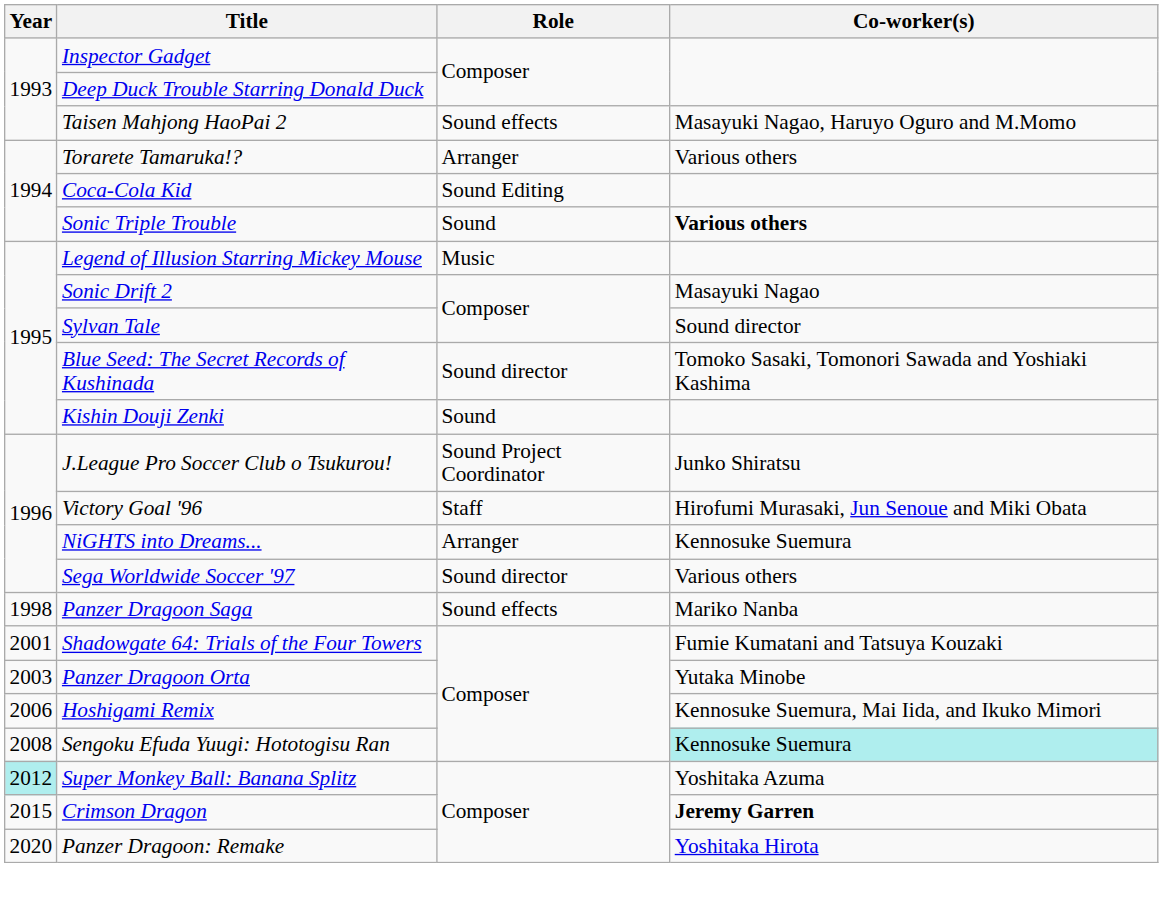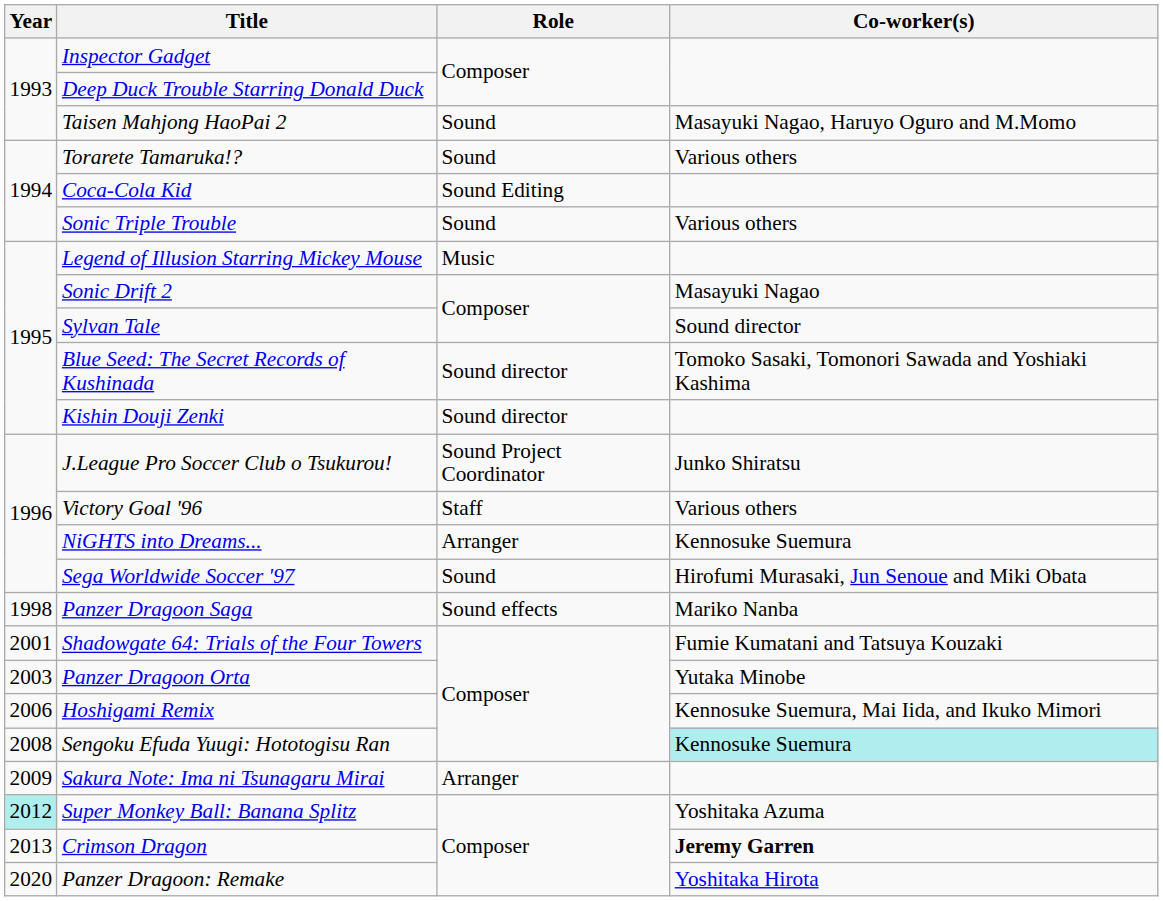(500, 122) Sound effects -> (469, 122) Sound
(480, 156) Arranger -> (469, 156) Sound
(741, 223) bold -> (736, 223) normal
(469, 416) Sound -> (504, 416) Sound director
(881, 507) Hirofumi Murasaki, Jun Senoue and Miki Obata -> (736, 507) Various others
(504, 575) Sound director -> (469, 575) Sound
(736, 575) Various others -> (881, 575) Hirofumi Murasaki, Jun Senoue and Miki Obata
+ row: (223, 777)
(31, 811) 2015 -> (31, 845) 2013
